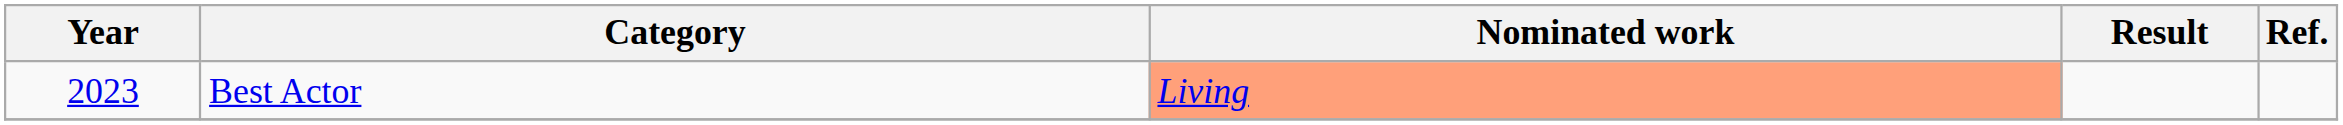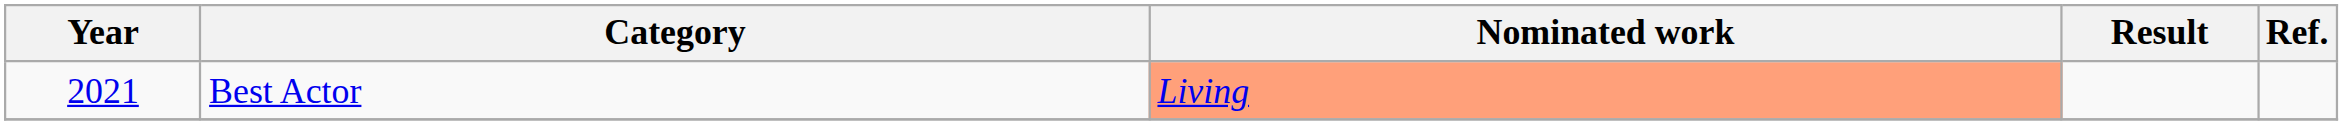(103, 89) 2023 -> (103, 89) 2021
